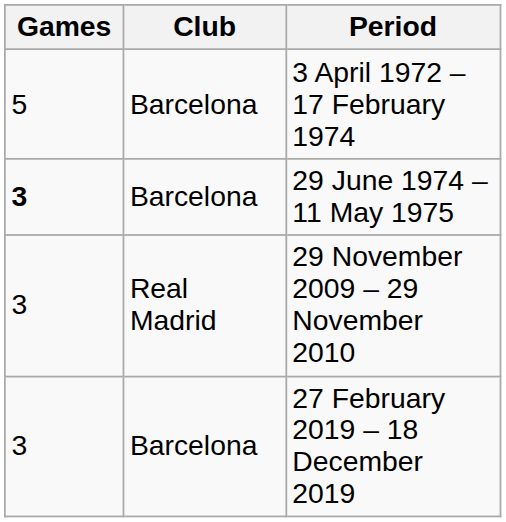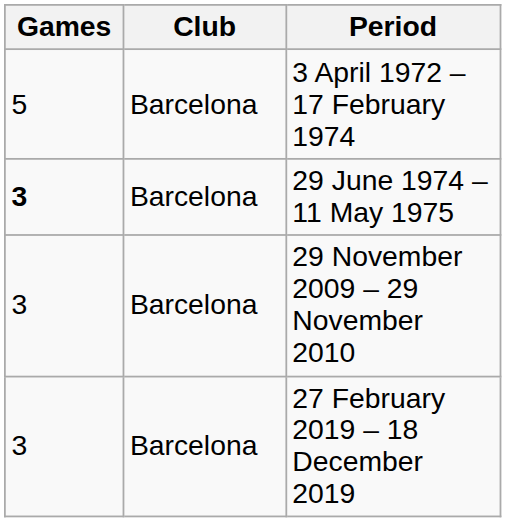(173, 305) Real Madrid -> (194, 305) Barcelona
